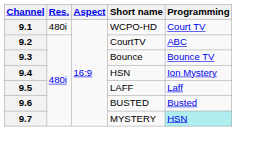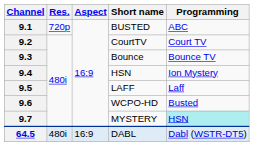(58, 27) 480i -> (59, 27) 720p
(133, 27) WCPO-HD -> (131, 27) BUSTED
(186, 27) Court TV -> (178, 27) ABC
(177, 42) ABC -> (187, 42) Court TV
(129, 103) BUSTED -> (135, 103) WCPO-HD
+ row: (25, 134)
